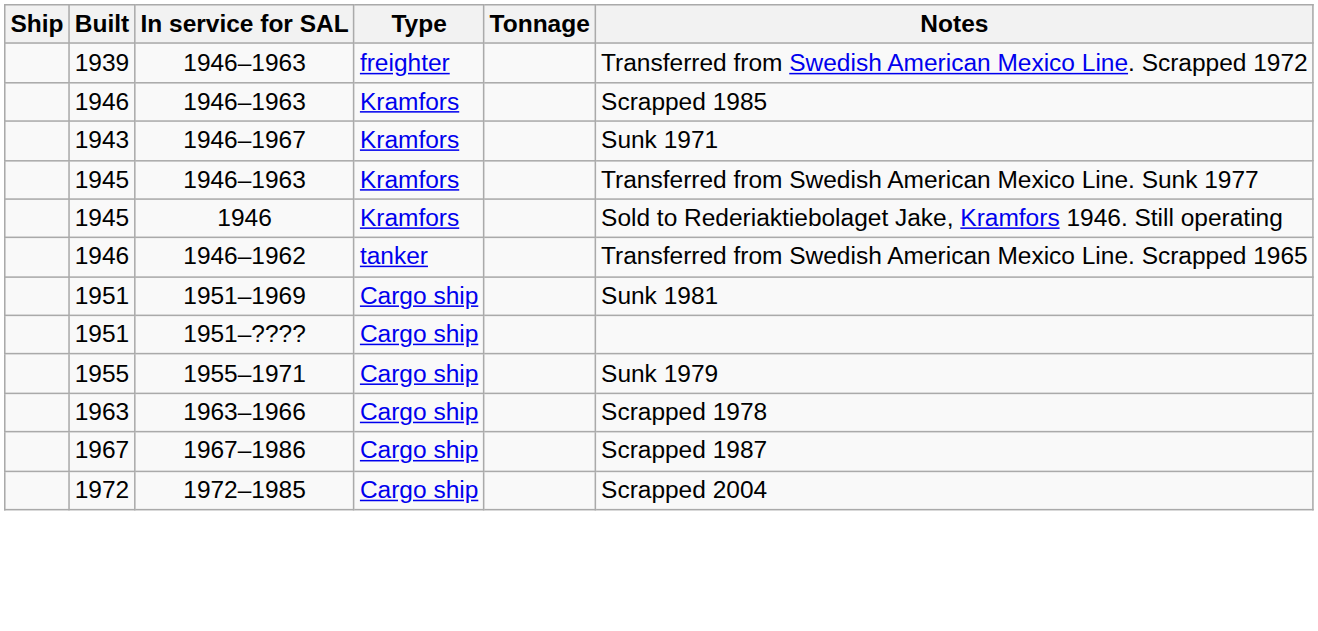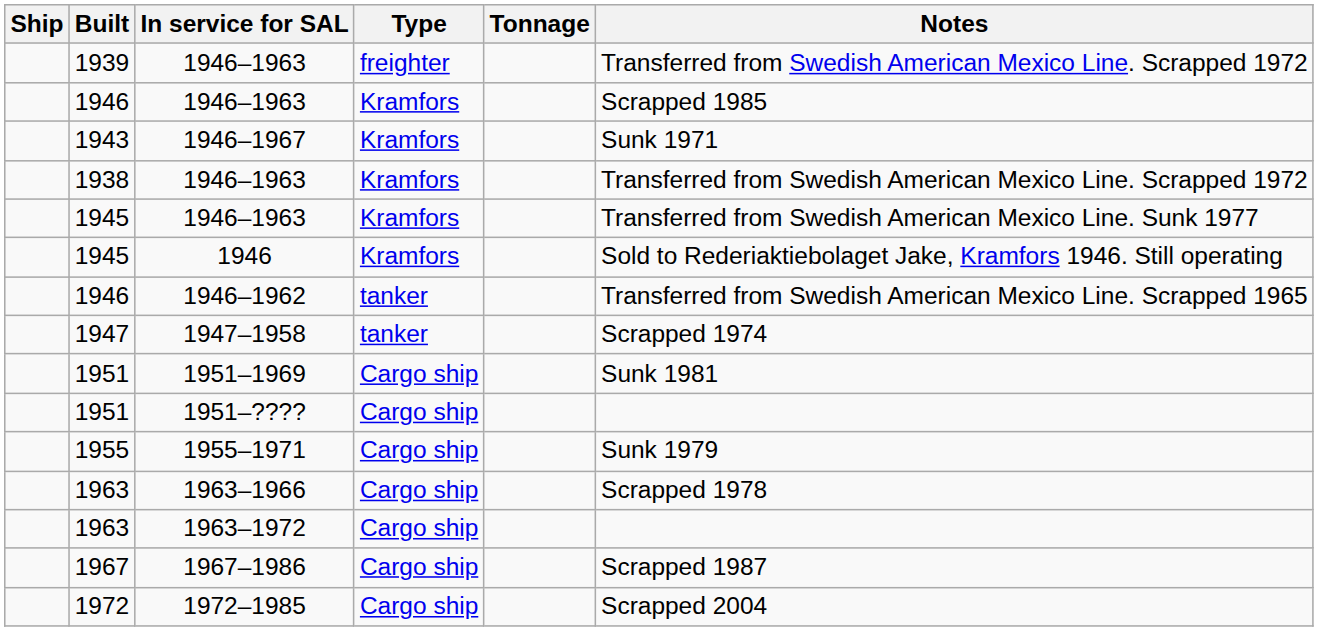+ row: (102, 179)
+ row: (102, 334)
+ row: (102, 528)
